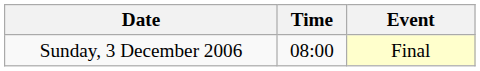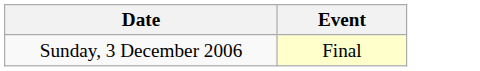- column: (312, 19)
